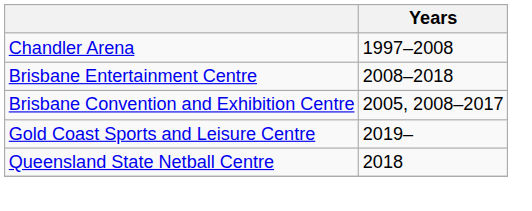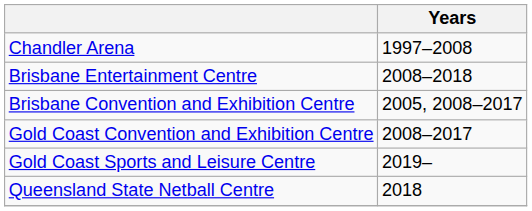+ row: (191, 133)
